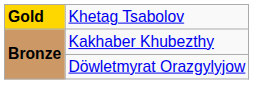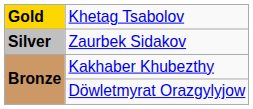+ row: (127, 41)
